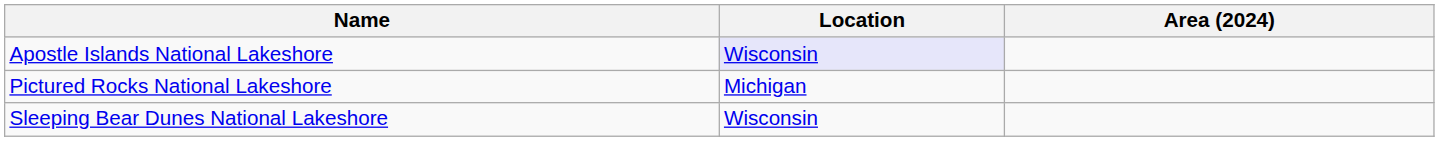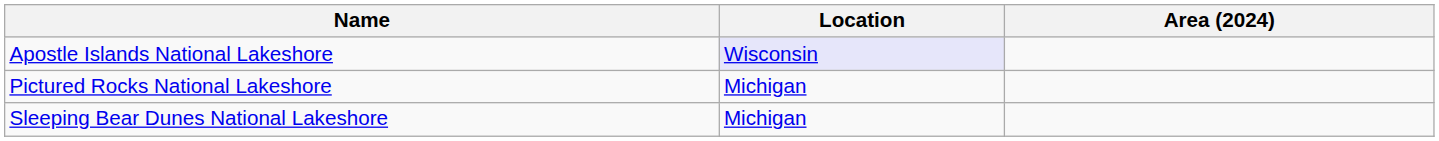(771, 119) Wisconsin -> (765, 119) Michigan
